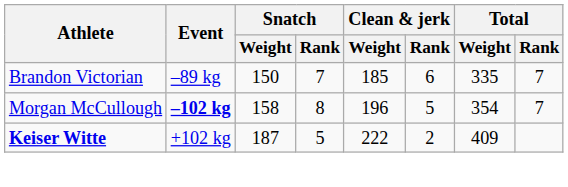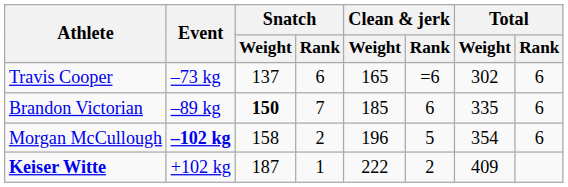+ row: (61, 78)
(265, 78) normal -> (265, 108) bold
(539, 78) 7 -> (539, 108) 6
(320, 108) 8 -> (320, 137) 2
(539, 108) 7 -> (539, 137) 6
(320, 137) 5 -> (320, 167) 1
